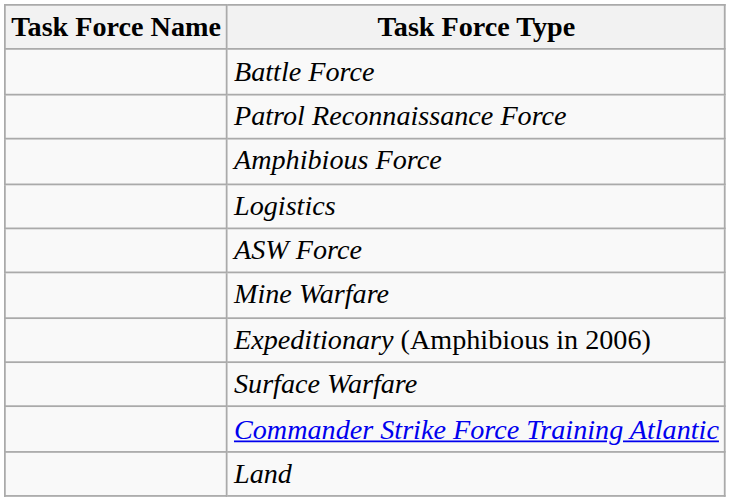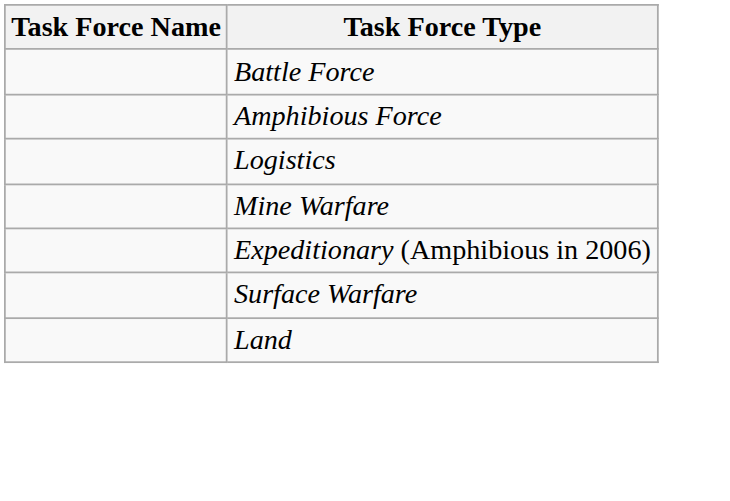- row: (400, 116)
- row: (298, 250)
- row: (476, 428)
